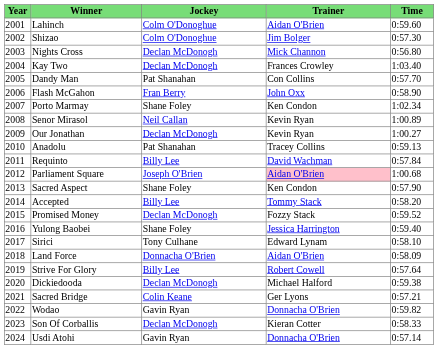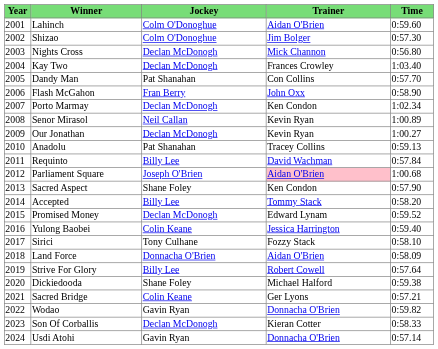(167, 106) Shane Foley -> (180, 106) Declan McDonogh
(291, 215) Fozzy Stack -> (297, 215) Edward Lynam
(167, 228) Shane Foley -> (167, 228) Colin Keane
(297, 242) Edward Lynam -> (291, 242) Fozzy Stack
(180, 283) Declan McDonogh -> (167, 283) Shane Foley
